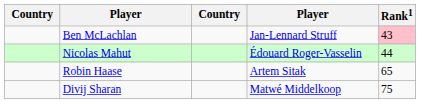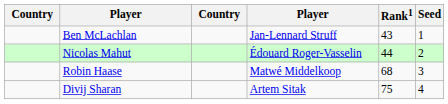+ column: (430, 15)
(387, 35) pink background -> (387, 35) no background
(278, 71) Artem Sitak -> (295, 71) Matwé Middelkoop
(387, 71) 65 -> (387, 71) 68
(295, 89) Matwé Middelkoop -> (278, 89) Artem Sitak
